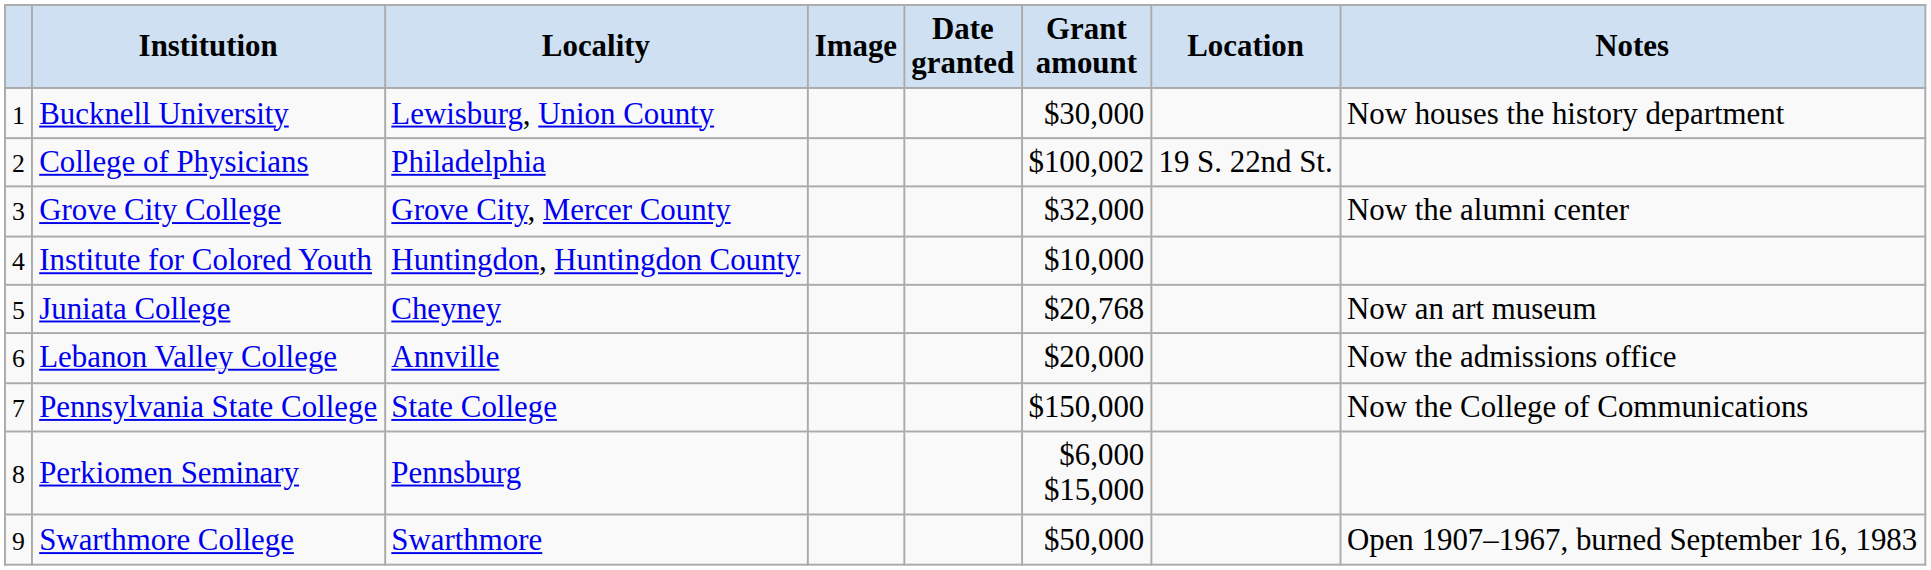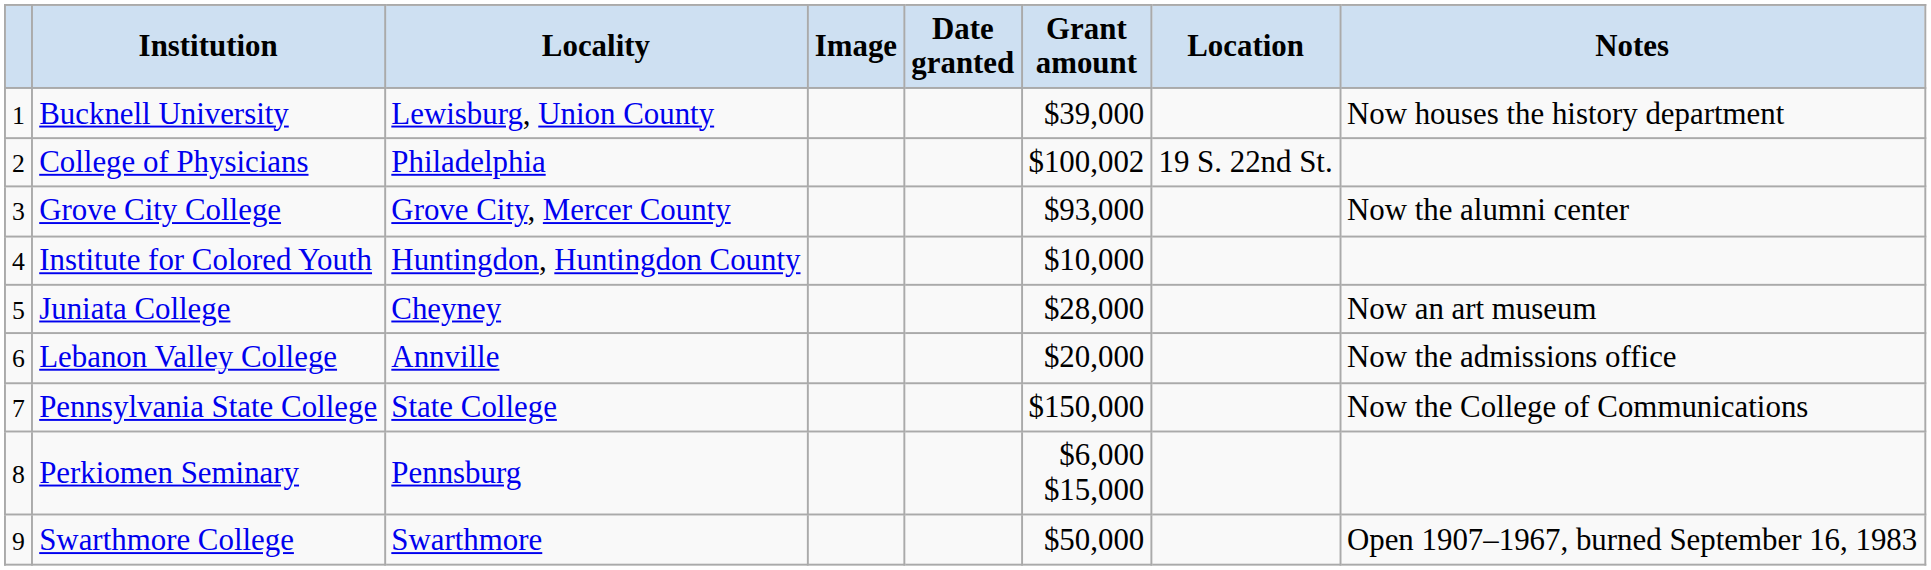(1094, 112) $30,000 -> (1094, 112) $39,000
(1094, 210) $32,000 -> (1094, 210) $93,000
(1094, 308) $20,768 -> (1094, 308) $28,000
